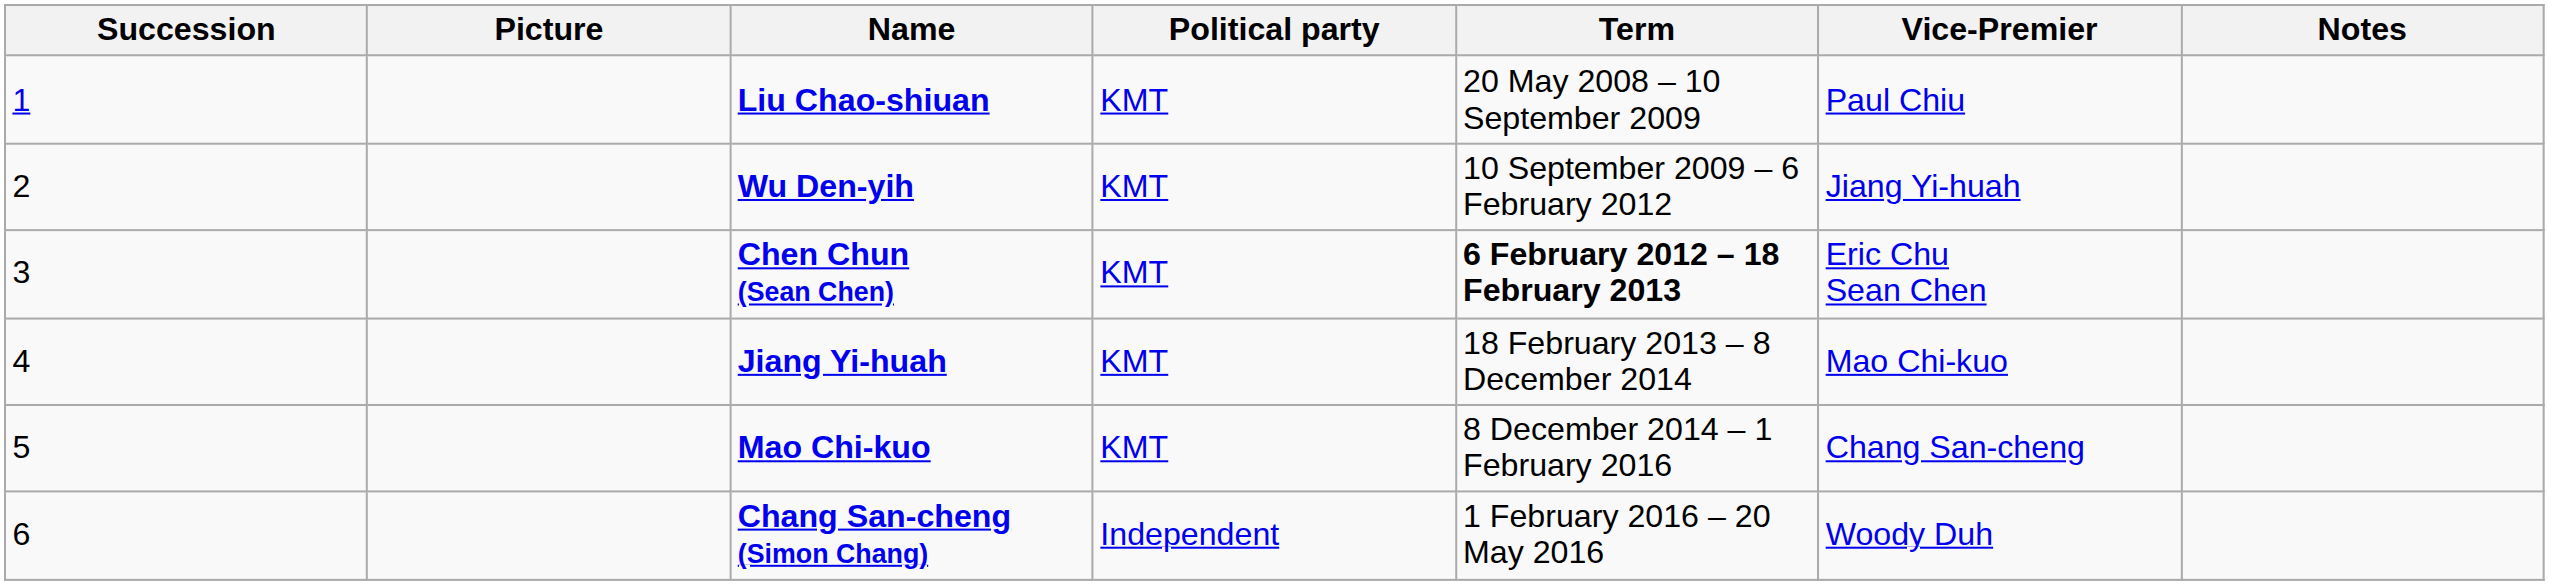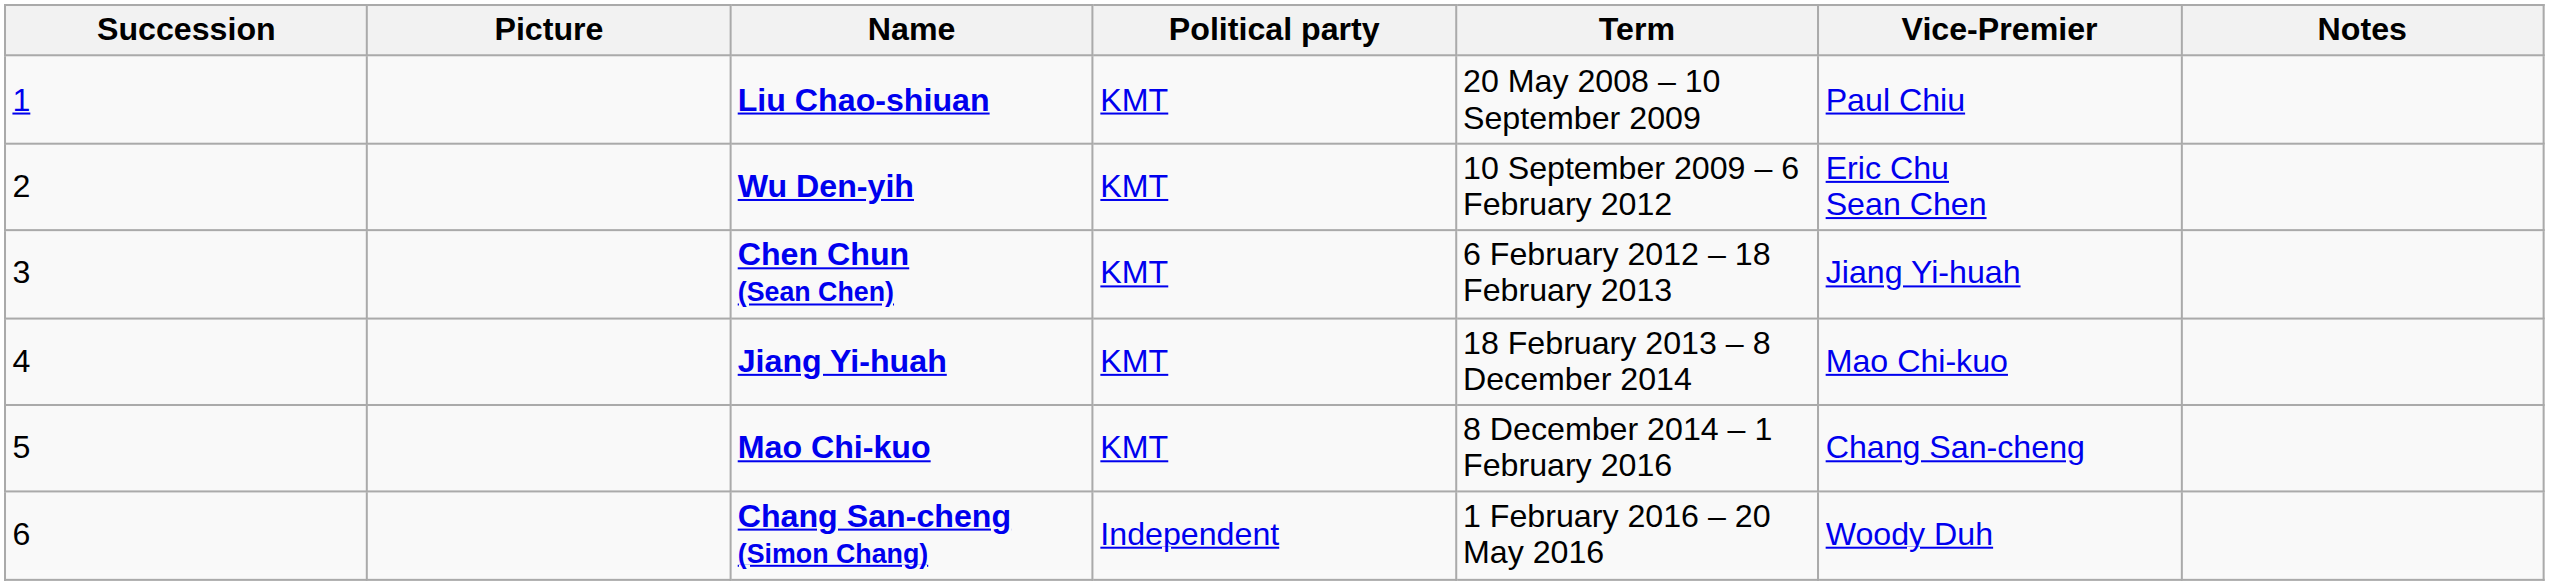(1923, 186) Jiang Yi-huah -> (1906, 186) Eric Chu Sean Chen
(1621, 273) bold -> (1617, 273) normal
(1906, 273) Eric Chu Sean Chen -> (1923, 273) Jiang Yi-huah
